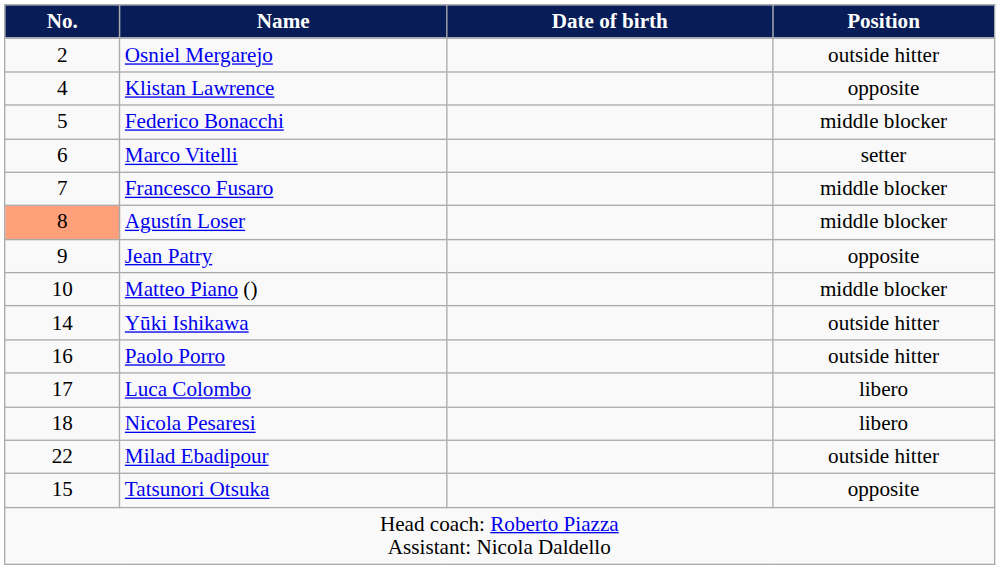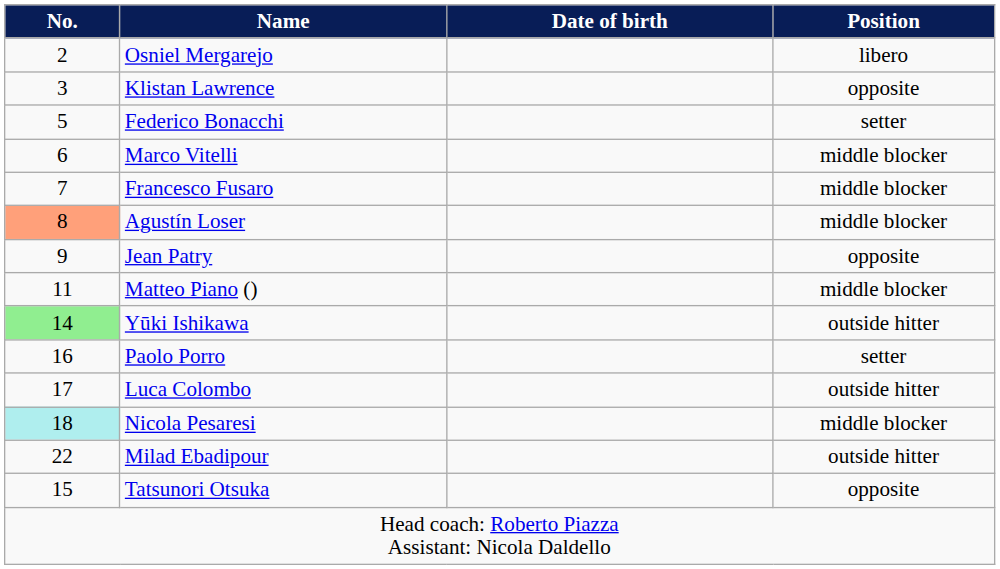(884, 54) outside hitter -> (884, 54) libero
(62, 88) 4 -> (62, 88) 3
(884, 121) middle blocker -> (884, 121) setter
(884, 155) setter -> (884, 155) middle blocker
(62, 289) 10 -> (62, 289) 11
(62, 322) no background -> (62, 322) lightgreen background
(884, 356) outside hitter -> (884, 356) setter
(884, 389) libero -> (884, 389) outside hitter
(62, 423) no background -> (62, 423) paleturquoise background
(884, 423) libero -> (884, 423) middle blocker
